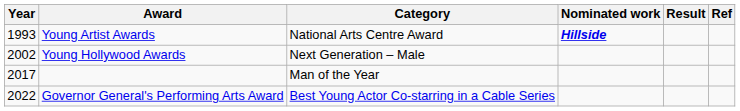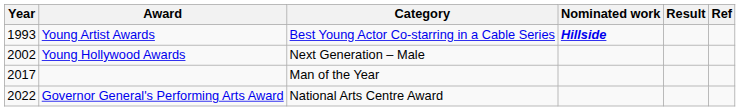(366, 34) National Arts Centre Award -> (422, 34) Best Young Actor Co-starring in a Cable Series
(422, 95) Best Young Actor Co-starring in a Cable Series -> (366, 95) National Arts Centre Award
